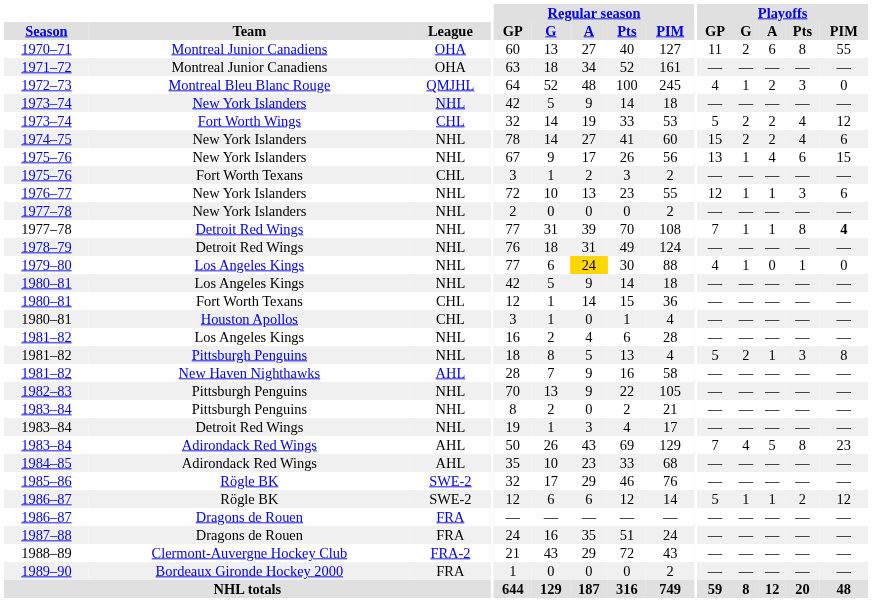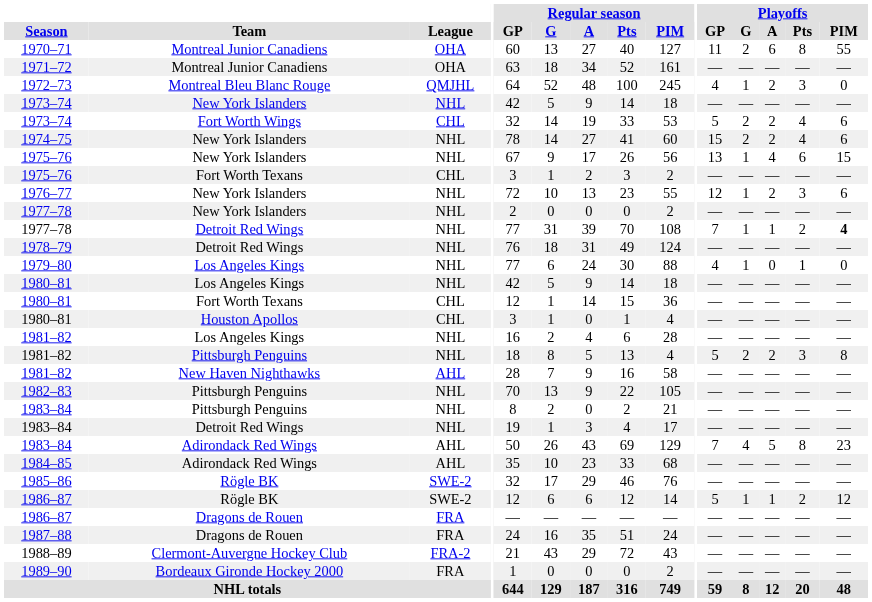(844, 121) 12 -> (844, 121) 6
(772, 193) 1 -> (772, 193) 2
(802, 229) 8 -> (802, 229) 2
(589, 265) gold background -> (589, 265) no background
(772, 355) 1 -> (772, 355) 2
